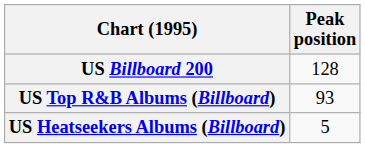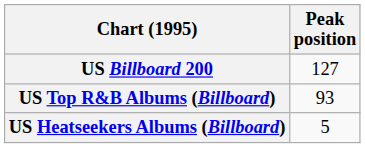(325, 68) 128 -> (325, 68) 127
